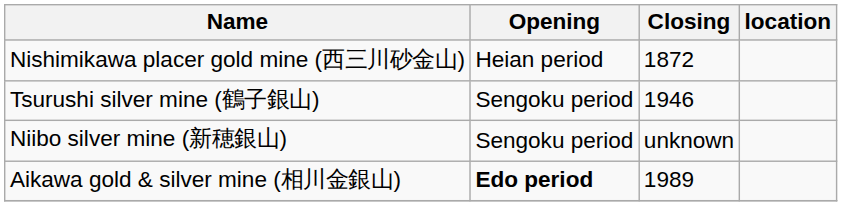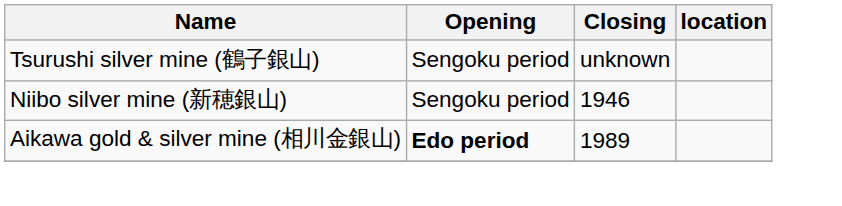- row: (237, 59)
(669, 100) 1946 -> (625, 60) unknown
(689, 140) unknown -> (605, 100) 1946
